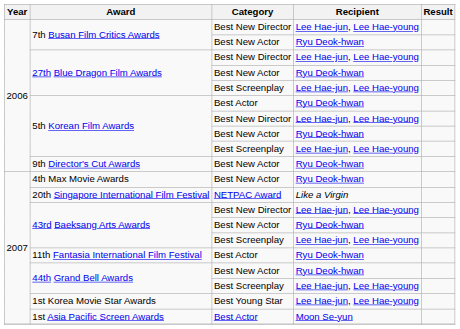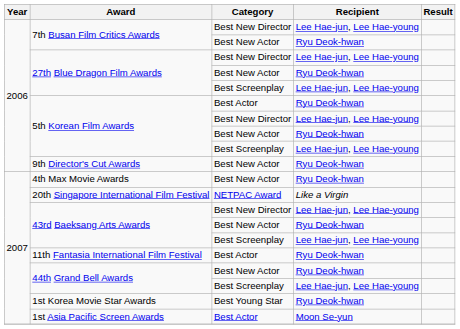(357, 301) Lee Hae-jun, Lee Hae-young -> (330, 301) Ryu Deok-hwan
